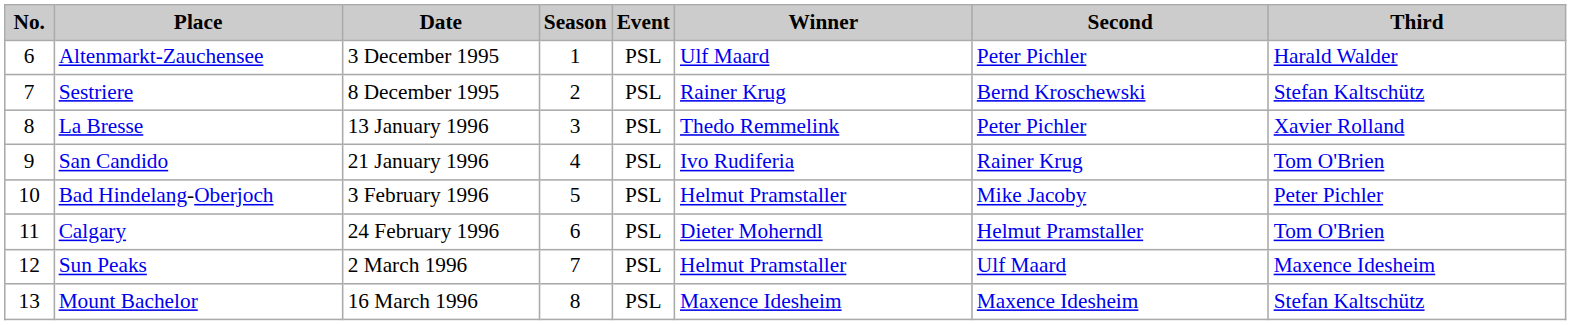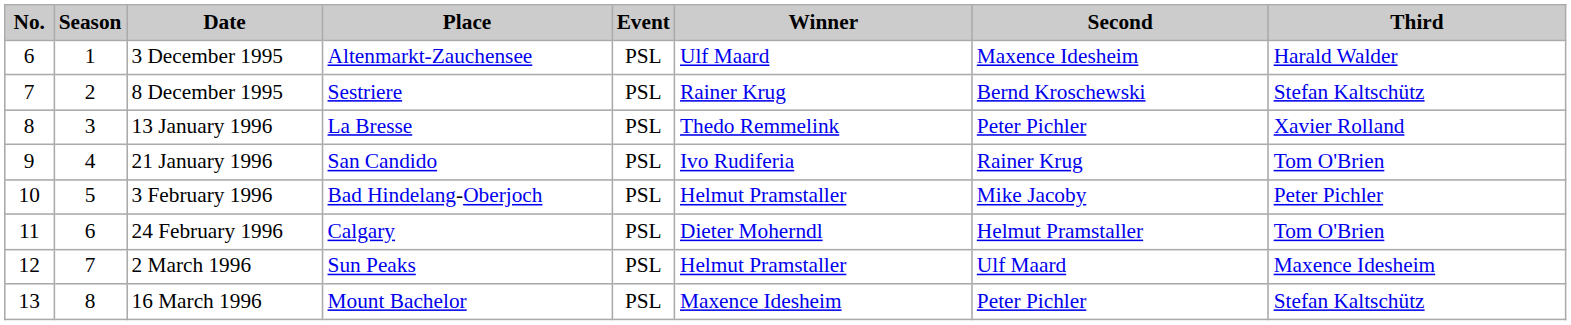columns swapped: (575, 21) <-> (198, 21)
(1032, 56) Peter Pichler -> (1058, 56) Maxence Idesheim
(1058, 300) Maxence Idesheim -> (1032, 300) Peter Pichler
